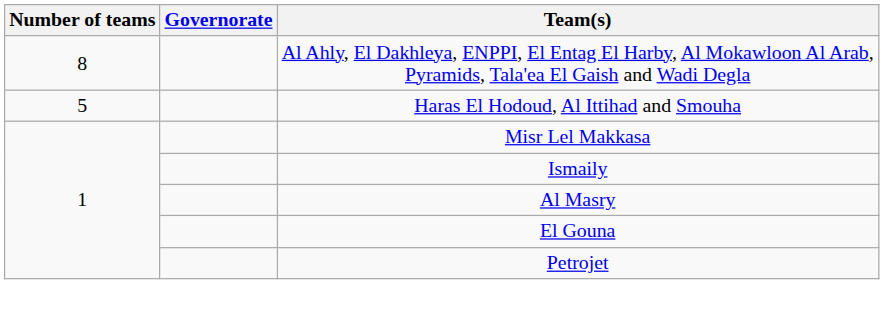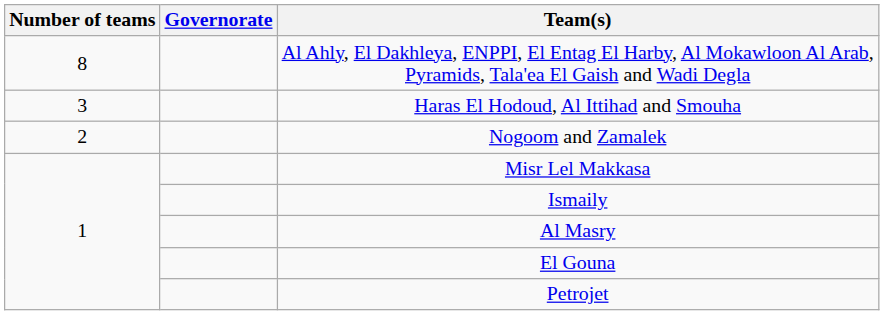(82, 105) 5 -> (82, 105) 3
+ row: (578, 136)
